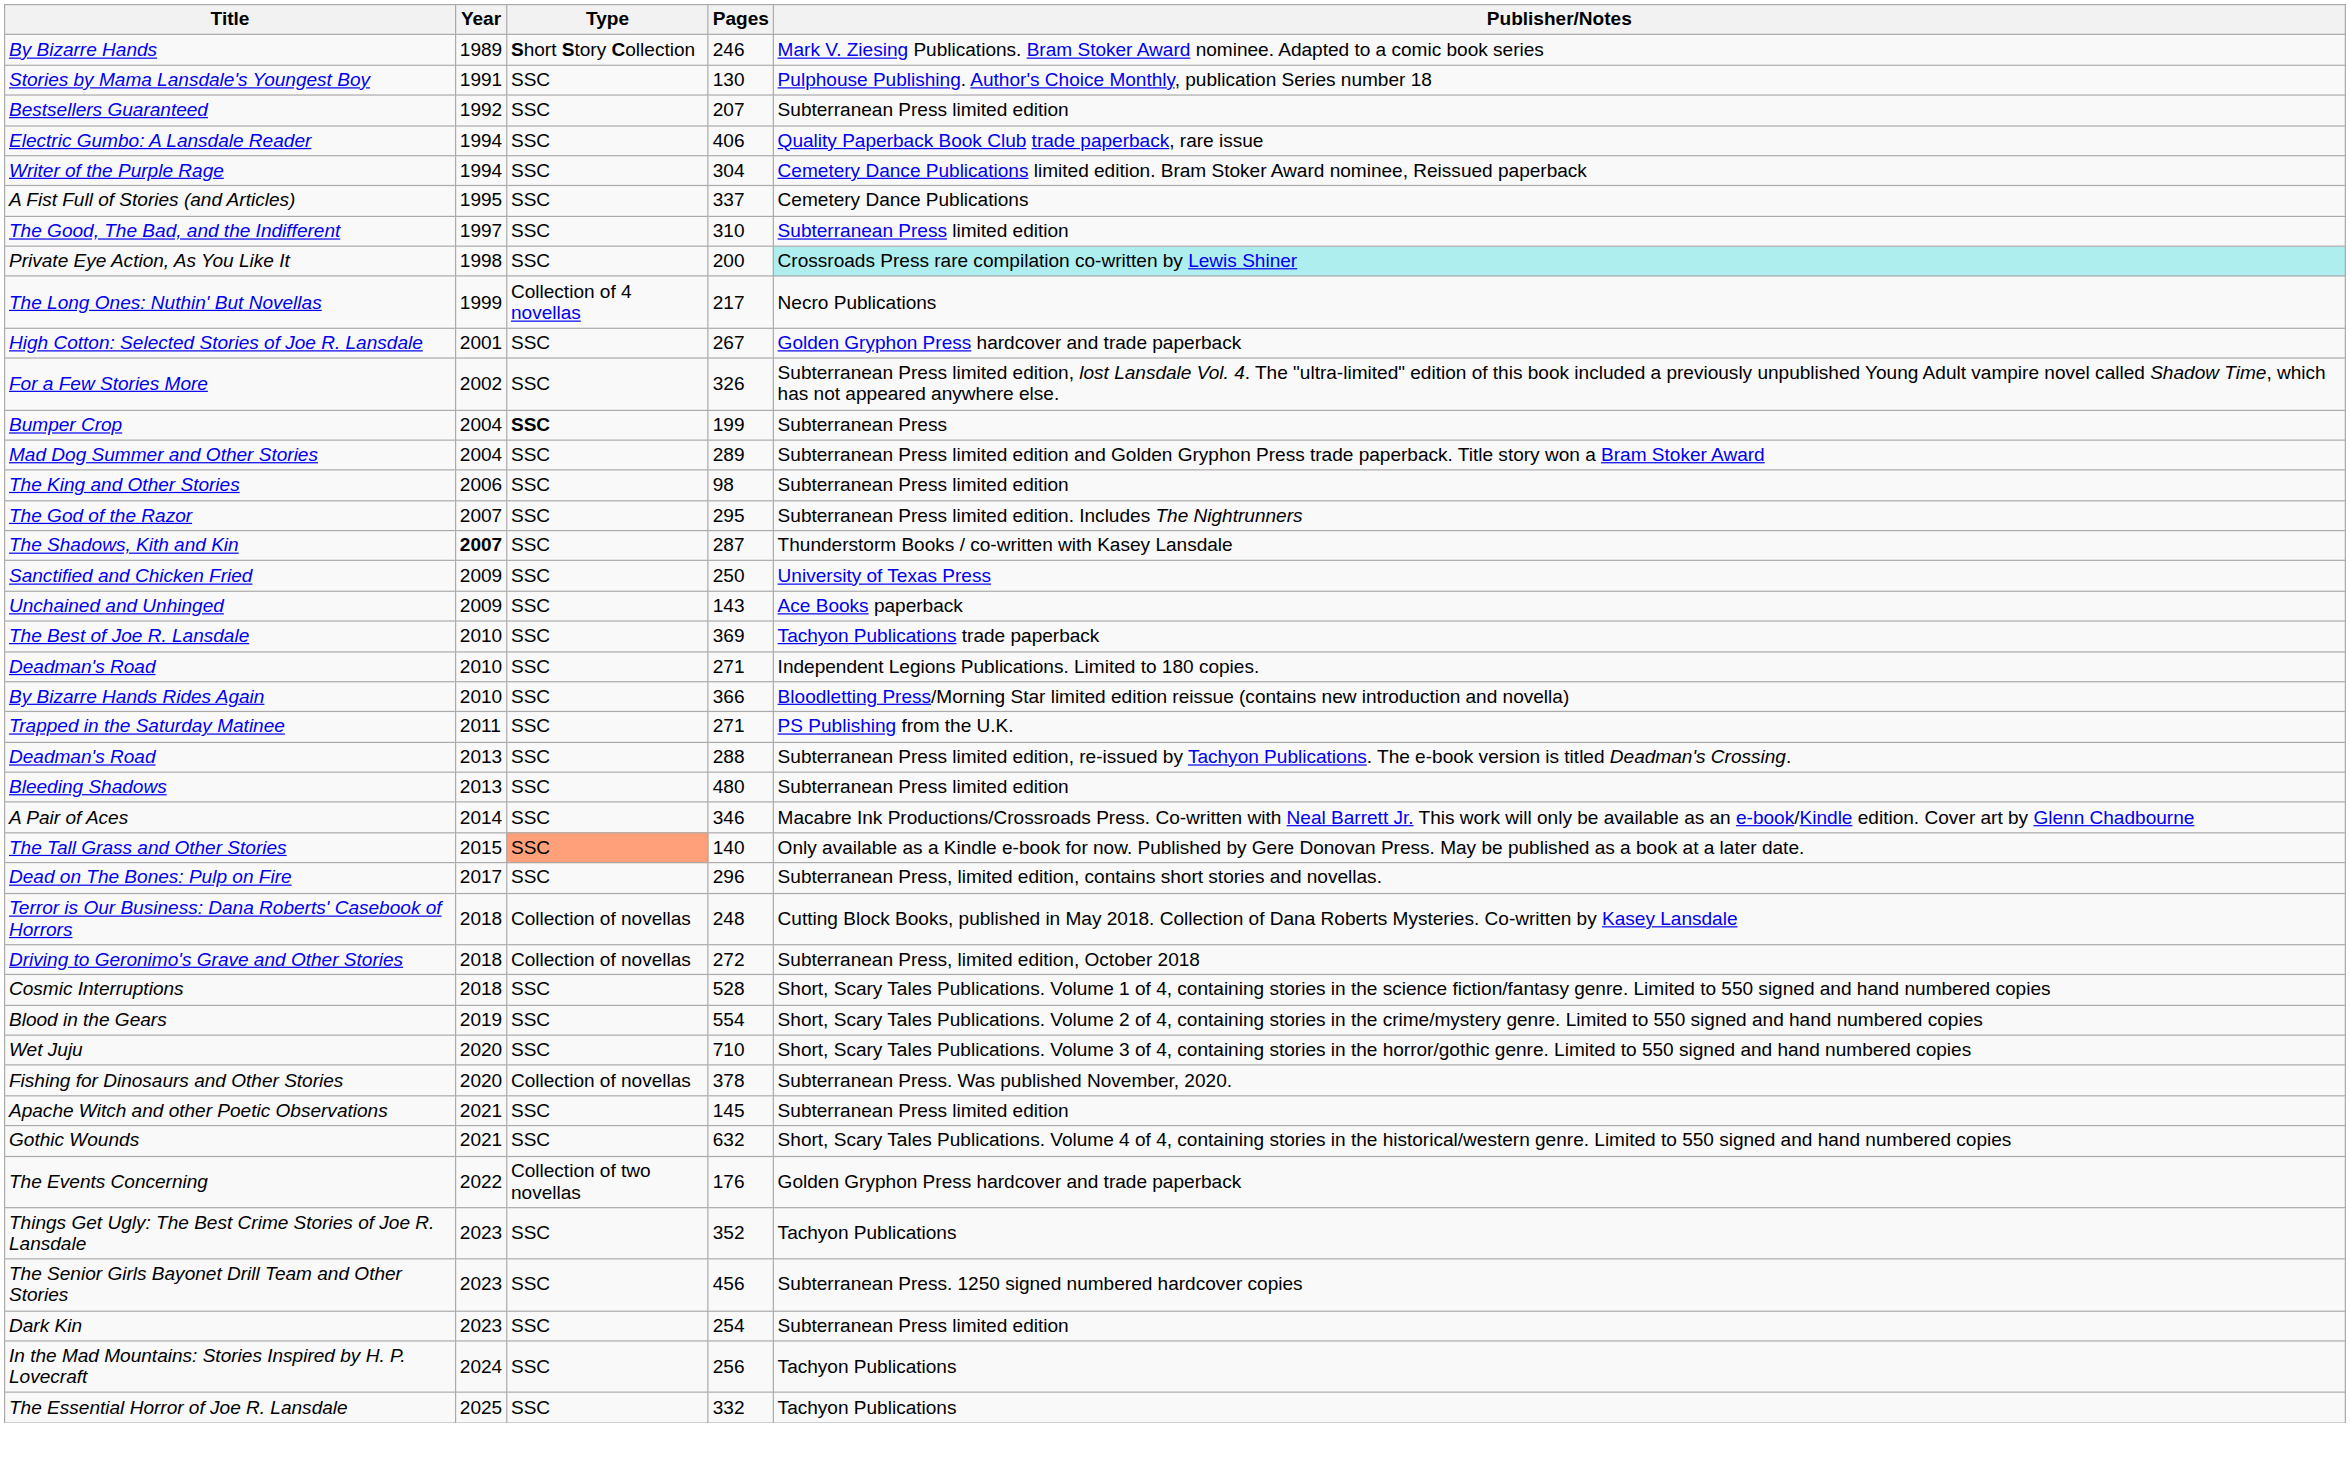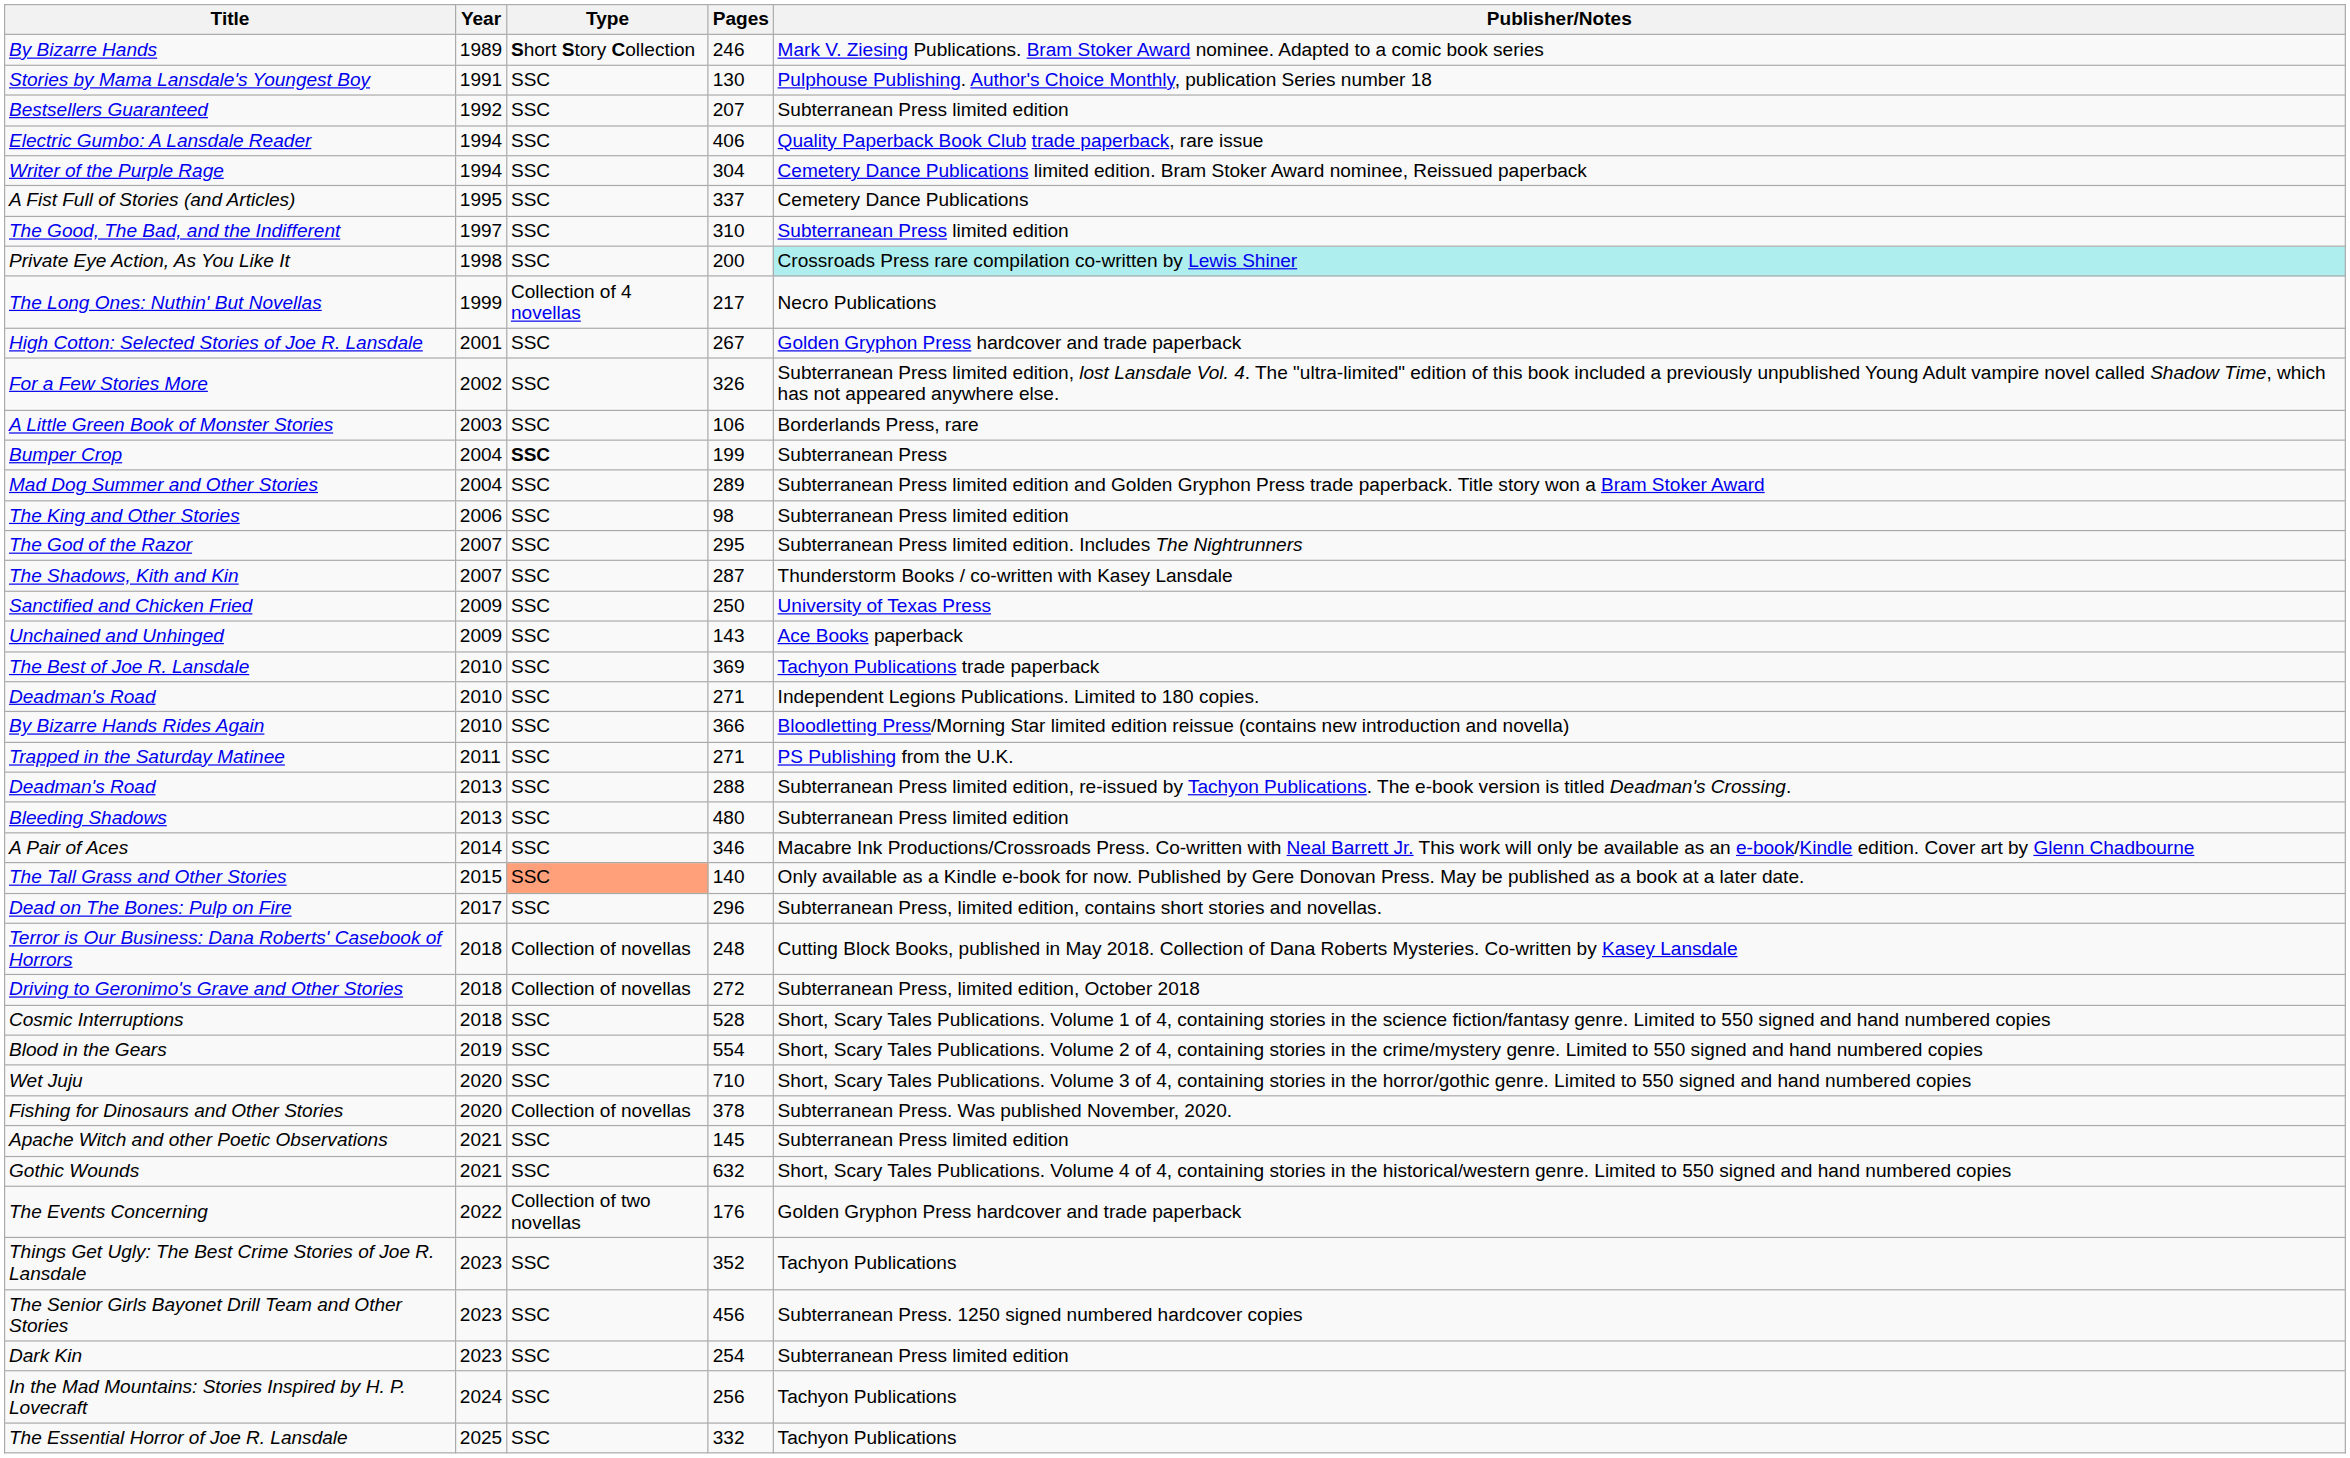+ row: (171, 424)
(481, 545) bold -> (481, 575) normal
